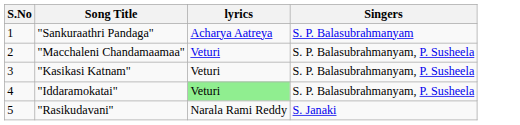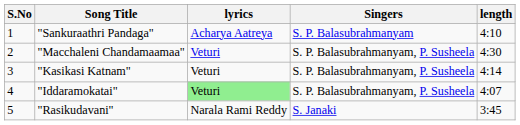+ column: (496, 14)
